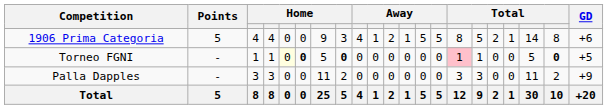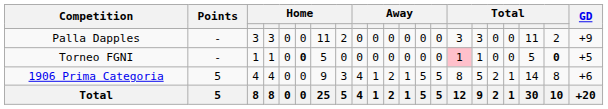rows swapped: (96, 38) <-> (96, 76)
(287, 57) lightyellow background -> (287, 57) no background
(344, 57) bold -> (344, 57) normal
